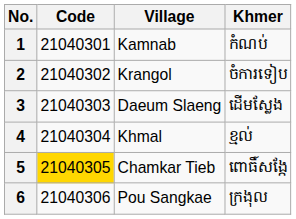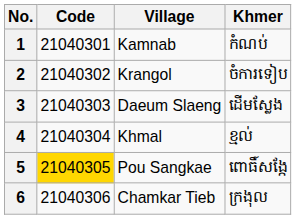(166, 167) Chamkar Tieb -> (165, 167) Pou Sangkae
(165, 198) Pou Sangkae -> (166, 198) Chamkar Tieb
